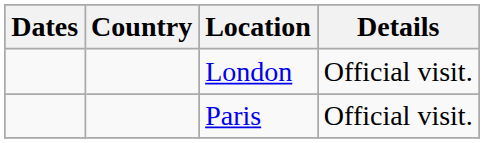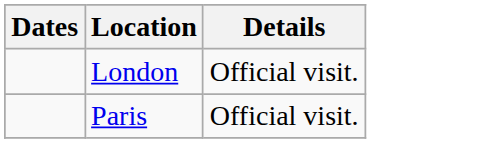- column: (142, 26)
